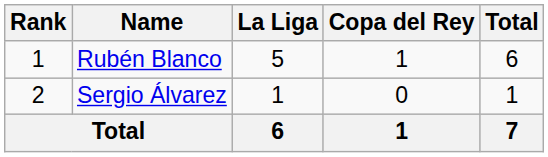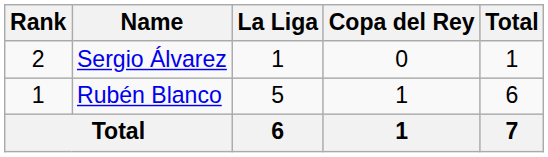rows swapped: (149, 59) <-> (152, 95)
